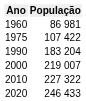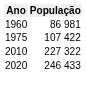- row: (16, 52)
- row: (16, 66)
